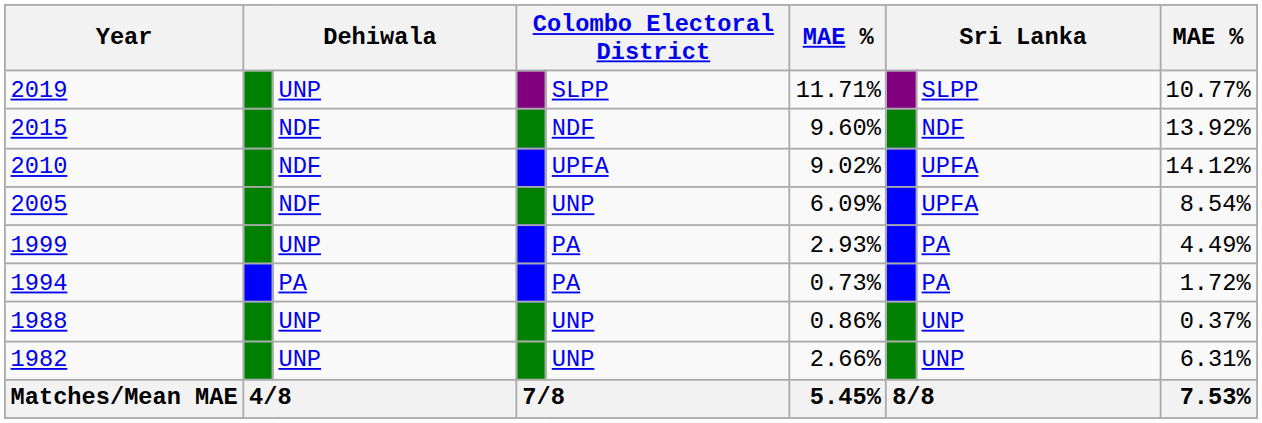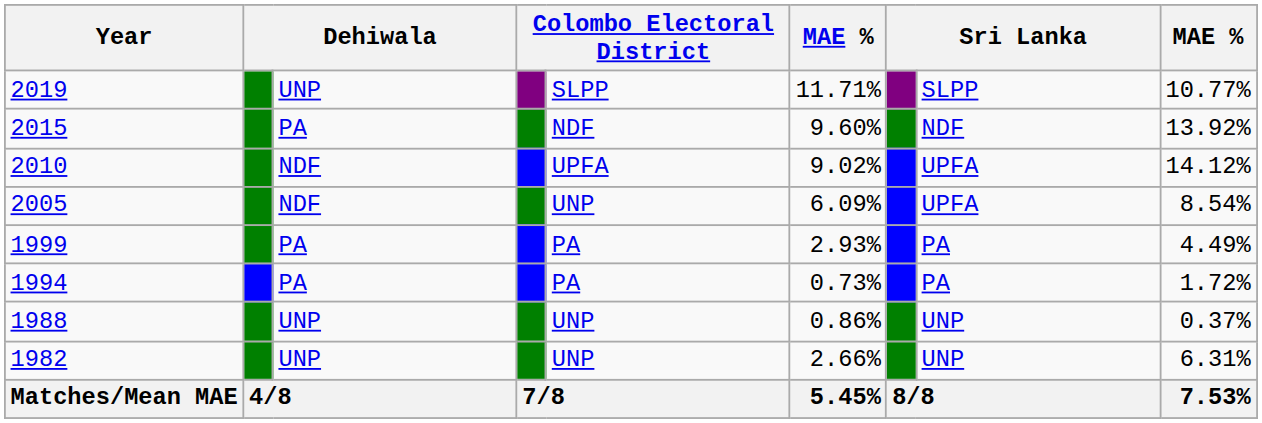(300, 129) NDF -> (293, 129) PA
(300, 244) UNP -> (293, 244) PA
